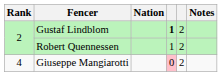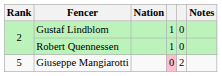(172, 29) bold -> (172, 29) normal
(182, 29) 2 -> (182, 29) 0
(182, 46) 2 -> (182, 46) 0
(19, 63) 4 -> (19, 63) 5
